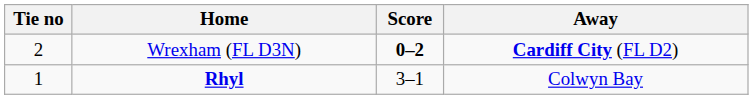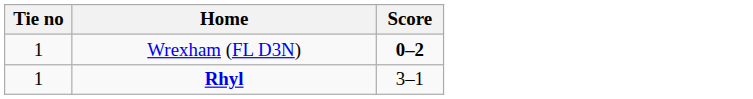- column: (596, 19)
(38, 49) 2 -> (38, 49) 1
